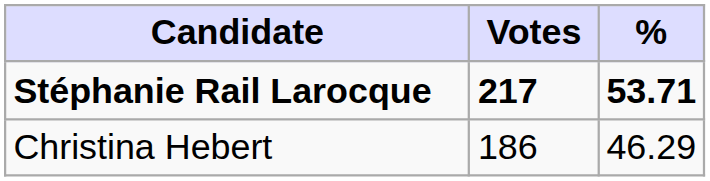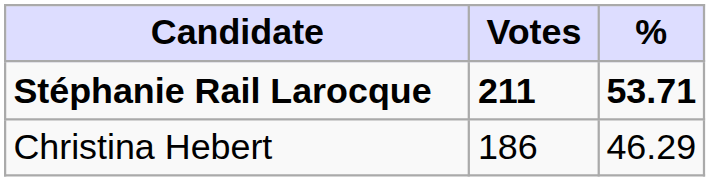(508, 89) 217 -> (507, 89) 211
